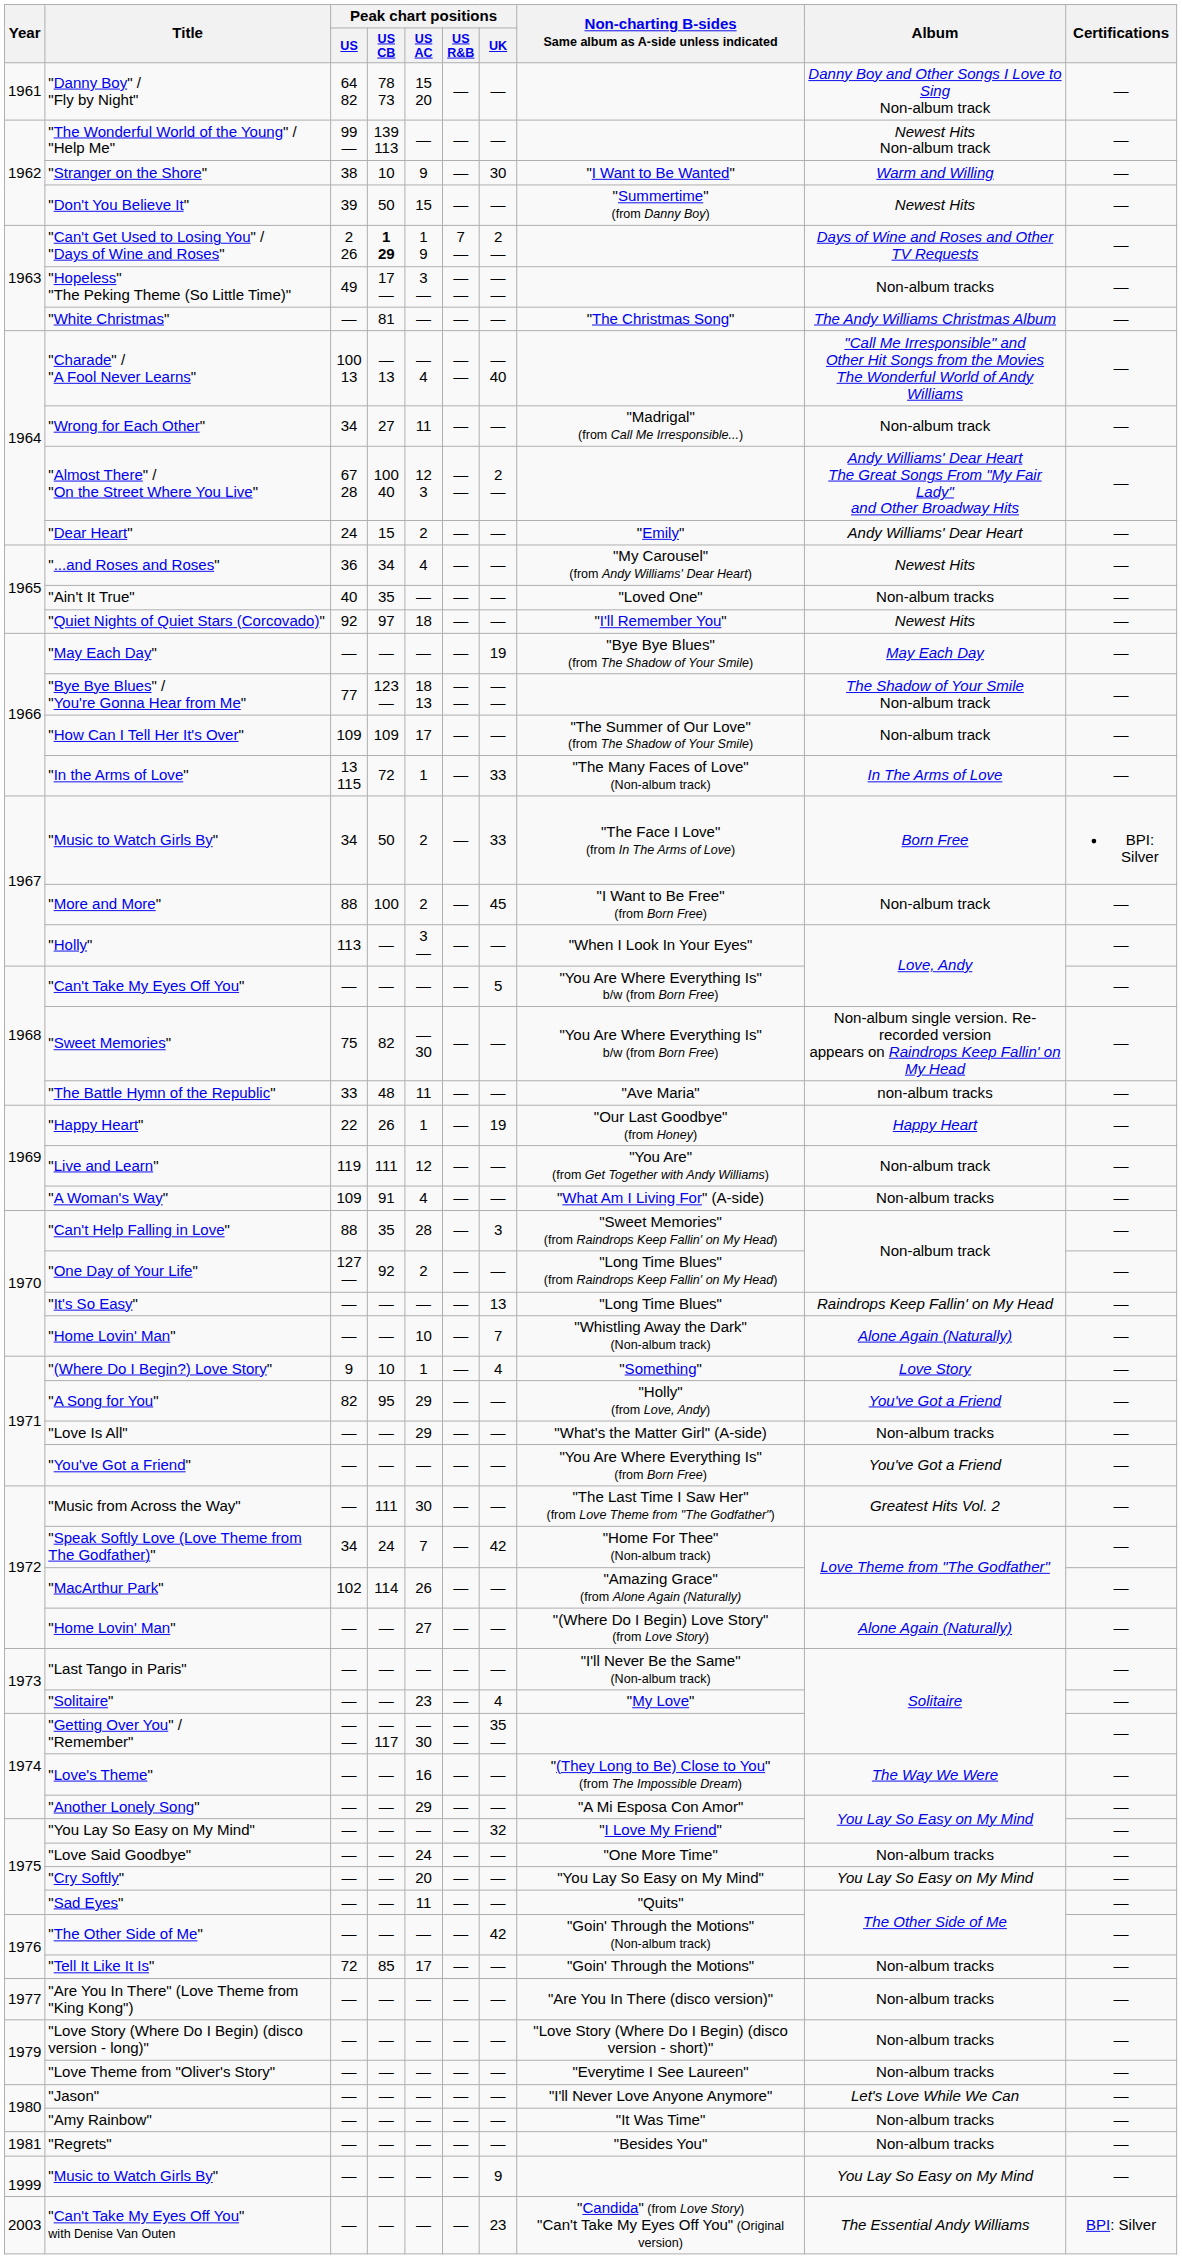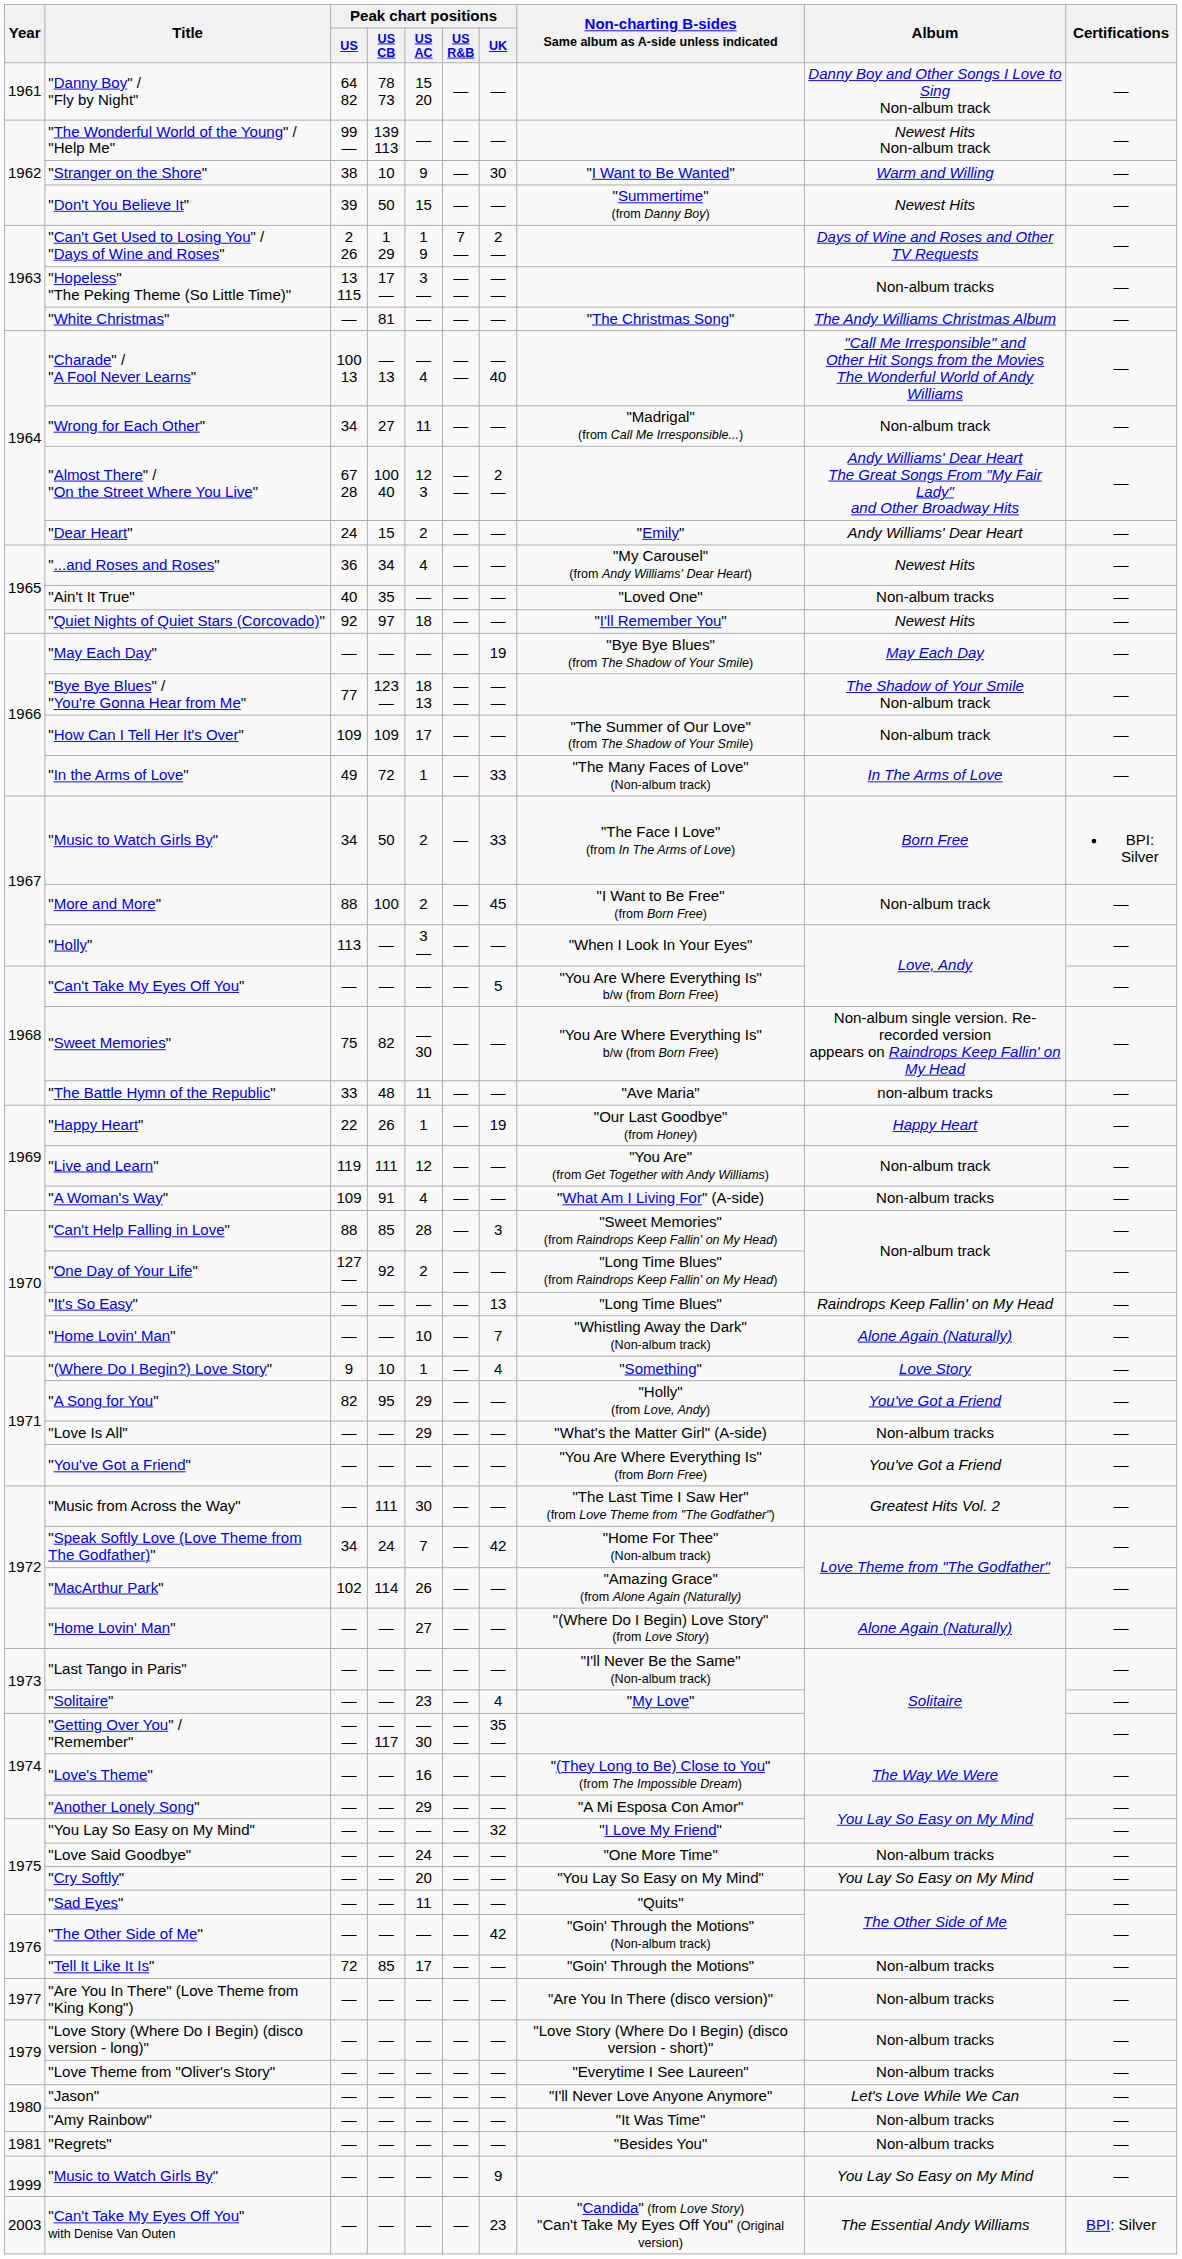(386, 245) bold -> (386, 245) normal
(349, 286) 49 -> (349, 286) 13 115
(349, 776) 13 115 -> (349, 776) 49
(386, 1230) 35 -> (386, 1230) 85
